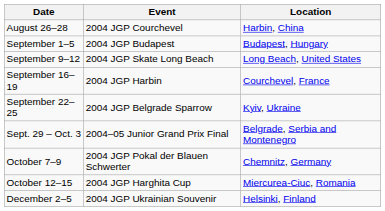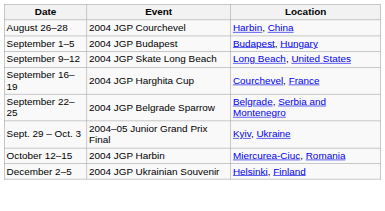(124, 80) 2004 JGP Harbin -> (141, 80) 2004 JGP Harghita Cup
(272, 107) Kyiv, Ukraine -> (280, 107) Belgrade, Serbia and Montenegro
(290, 134) Belgrade, Serbia and Montenegro -> (262, 134) Kyiv, Ukraine
- row: (34, 161)
(138, 182) 2004 JGP Harghita Cup -> (127, 155) 2004 JGP Harbin
